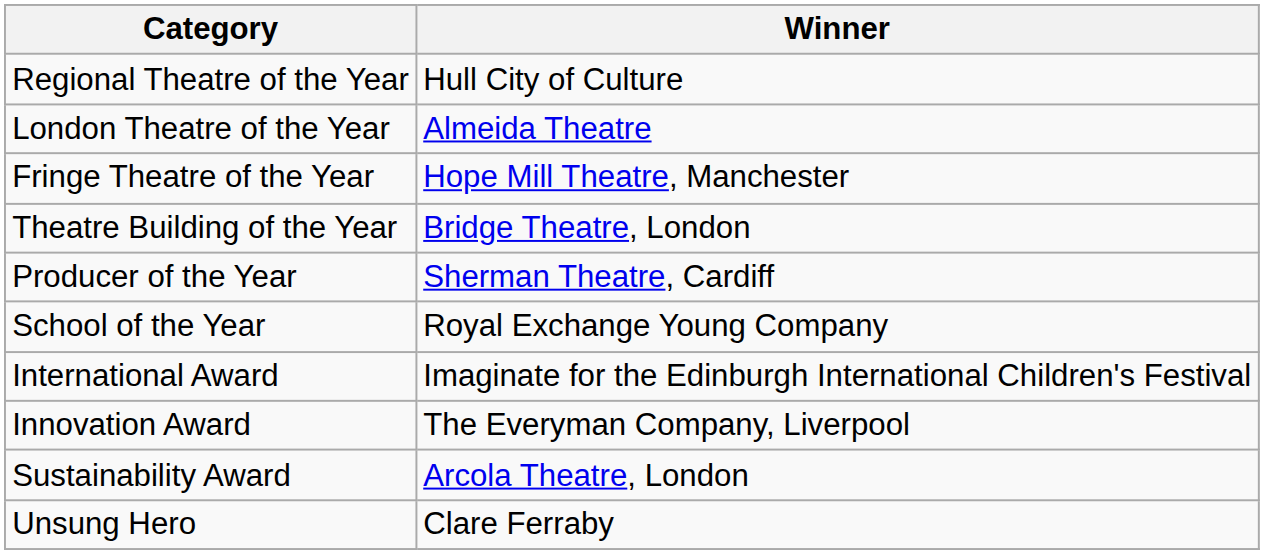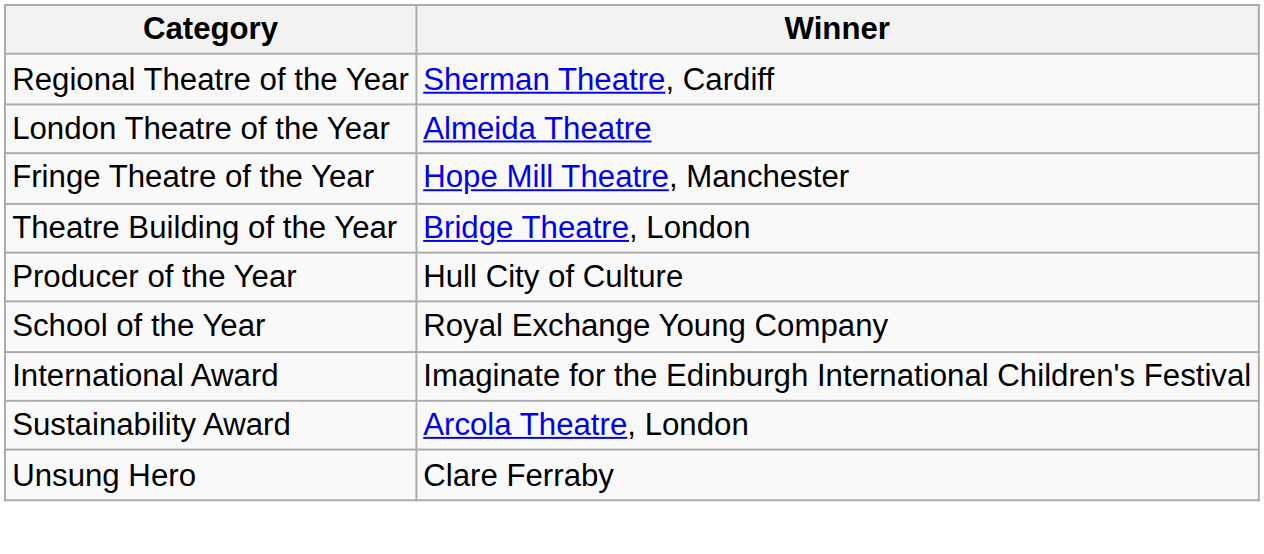(553, 78) Hull City of Culture -> (599, 78) Sherman Theatre, Cardiff
(599, 276) Sherman Theatre, Cardiff -> (553, 276) Hull City of Culture
- row: (132, 425)
